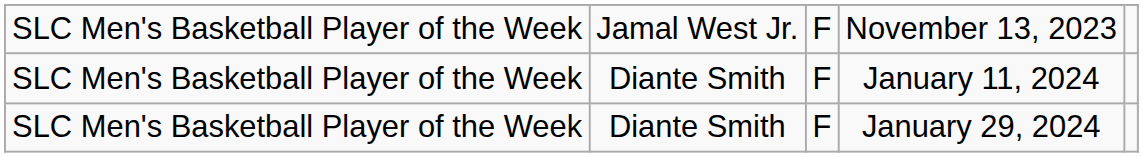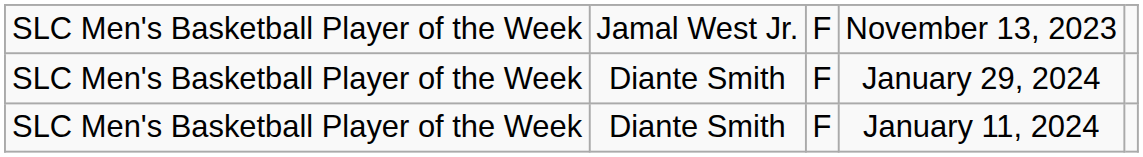rows swapped: (981, 77) <-> (981, 126)
